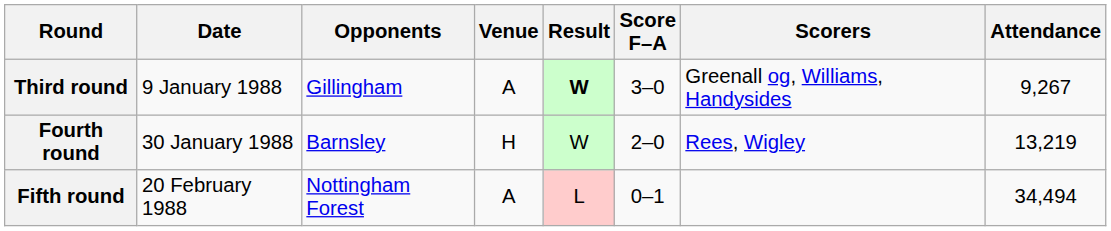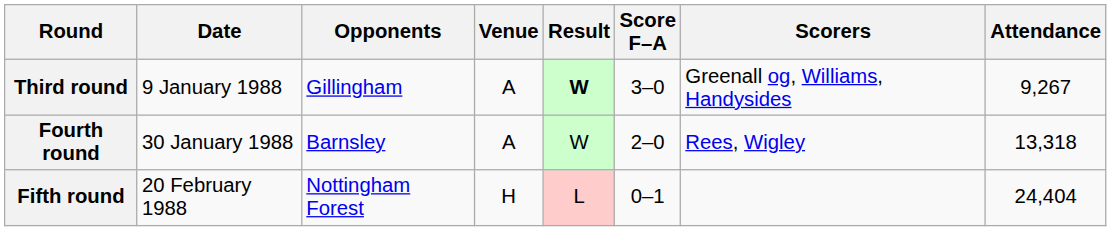(509, 142) H -> (509, 142) A
(1046, 142) 13,219 -> (1046, 142) 13,318
(509, 197) A -> (509, 197) H
(1046, 197) 34,494 -> (1046, 197) 24,404
